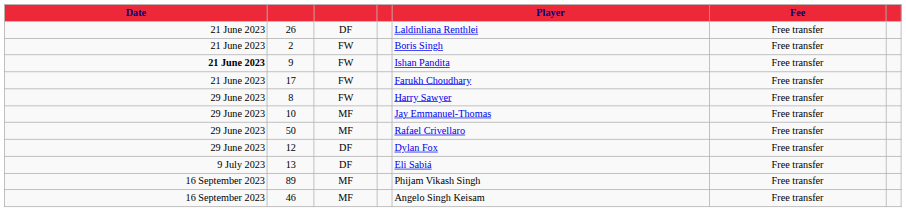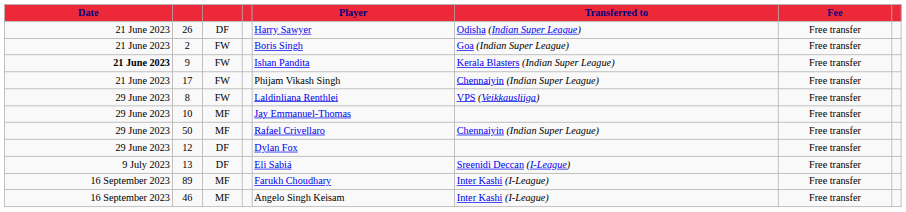+ column: (616, 13)
(436, 30) Laldinliana Renthlei -> (283, 30) Harry Sawyer
(433, 80) Farukh Choudhary -> (297, 80) Phijam Vikash Singh
(423, 97) Harry Sawyer -> (296, 97) Laldinliana Renthlei
(437, 181) Phijam Vikash Singh -> (293, 181) Farukh Choudhary
